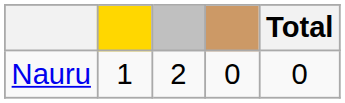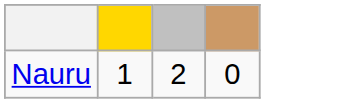- column: (300, 27)
